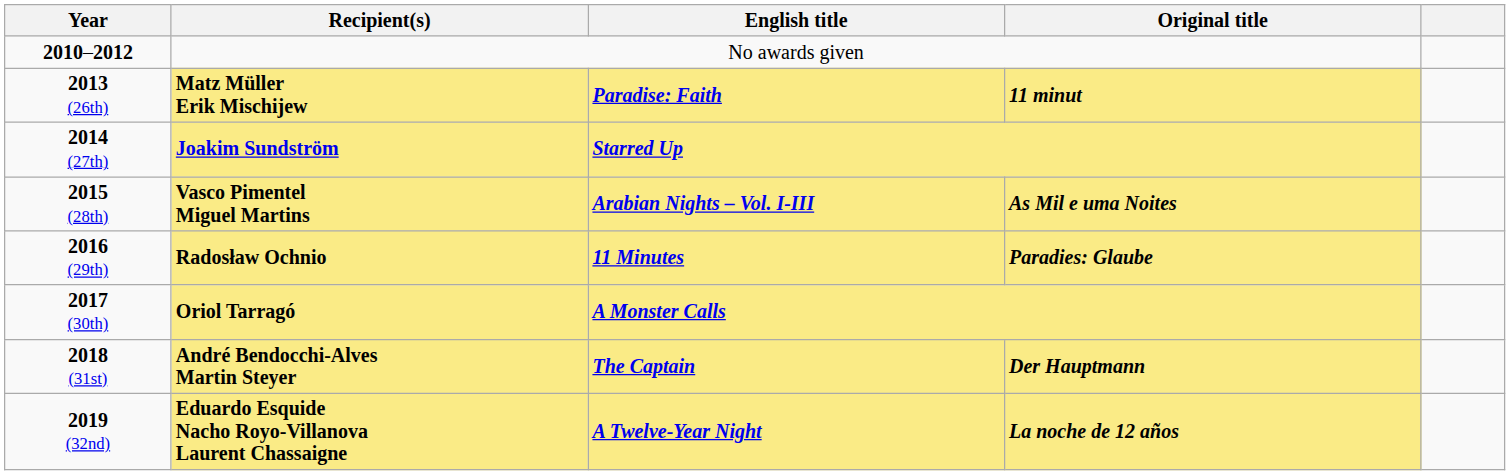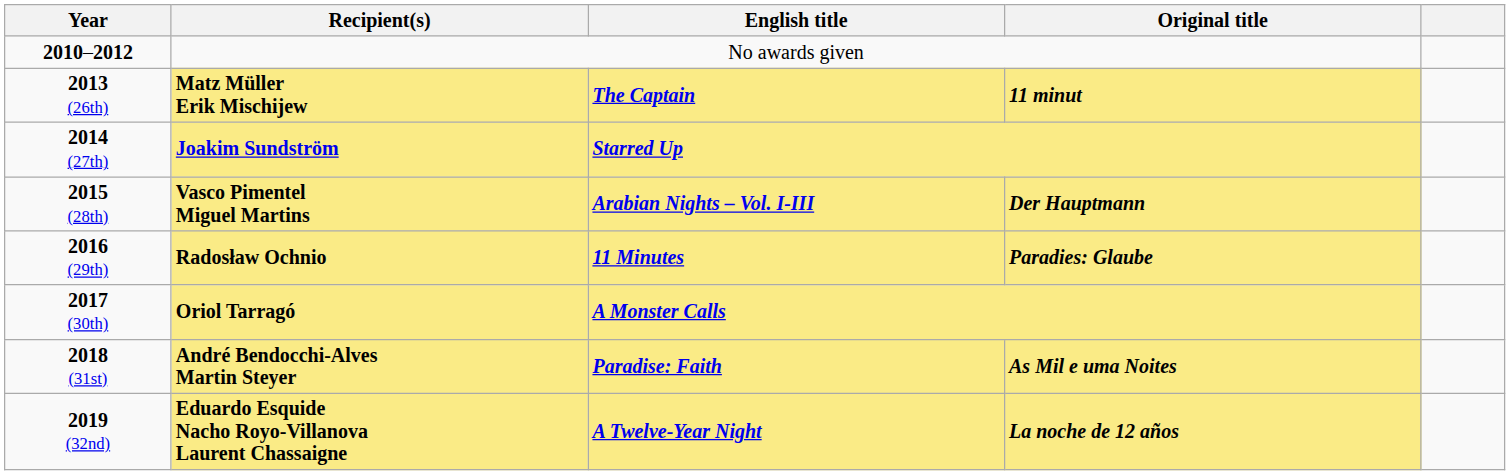(657, 95) Paradise: Faith -> (644, 95) The Captain
(1093, 203) As Mil e uma Noites -> (1077, 203) Der Hauptmann
(644, 366) The Captain -> (657, 366) Paradise: Faith
(1077, 366) Der Hauptmann -> (1093, 366) As Mil e uma Noites
